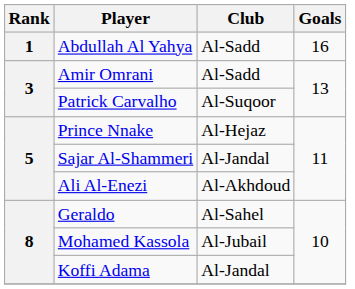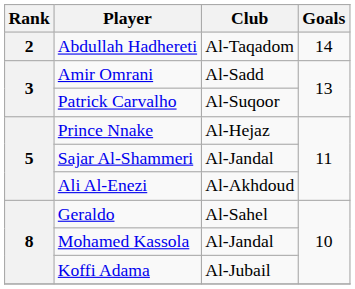- row: (125, 46)
+ row: (127, 46)
(234, 241) Al-Jubail -> (239, 241) Al-Jandal
(236, 269) Al-Jandal -> (238, 269) Al-Jubail
